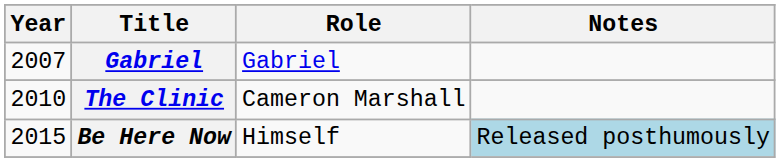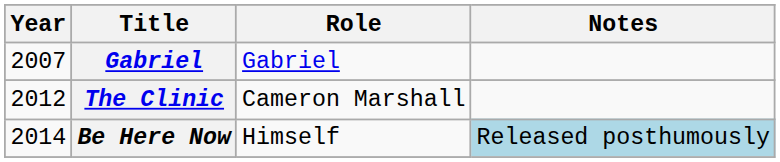(38, 100) 2010 -> (38, 100) 2012
(38, 138) 2015 -> (38, 138) 2014
